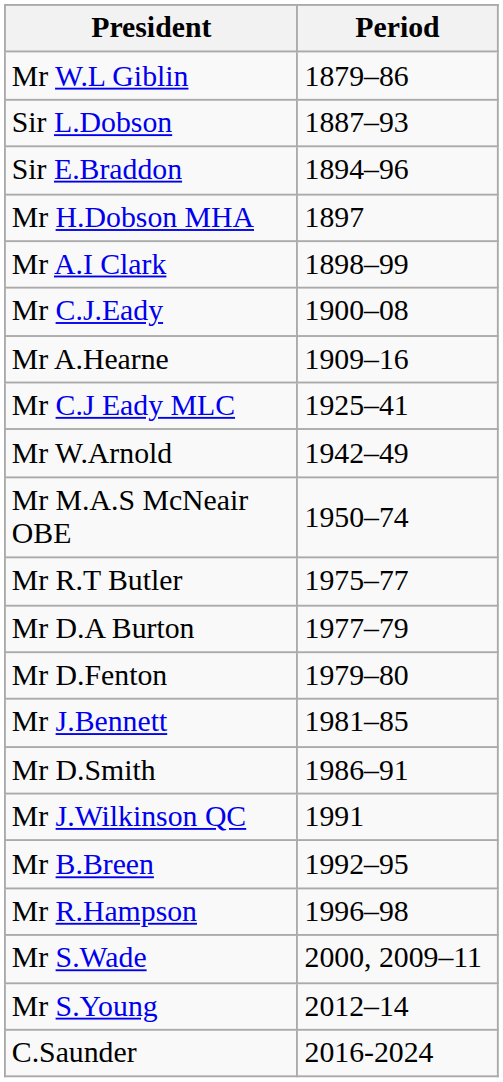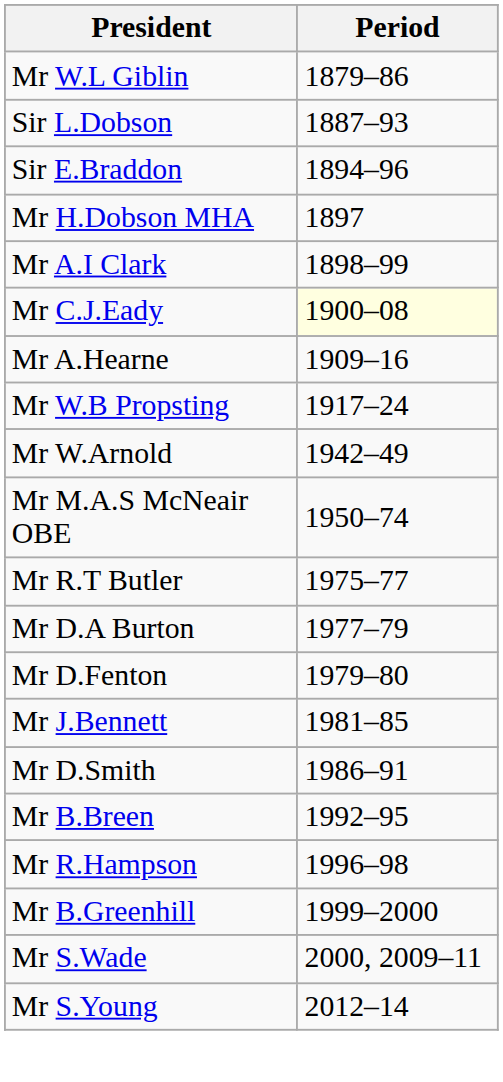(357, 311) no background -> (357, 311) lightyellow background
+ row: (121, 405)
- row: (123, 405)
- row: (129, 816)
+ row: (104, 911)
- row: (74, 1052)
